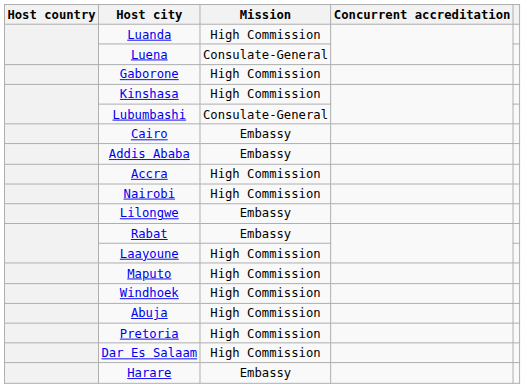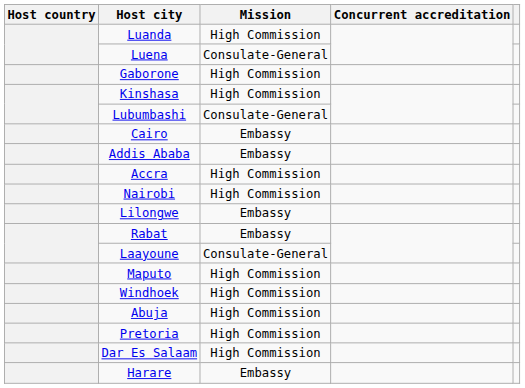(265, 253) High Commission -> (265, 253) Consulate-General
